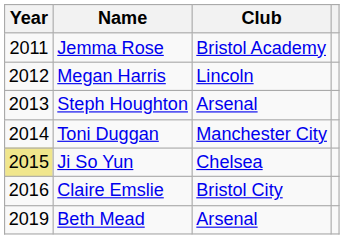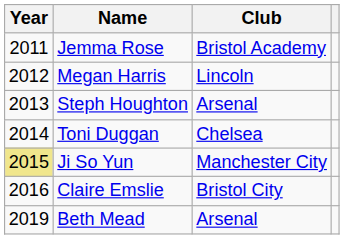(262, 133) Manchester City -> (229, 133) Chelsea
(229, 162) Chelsea -> (262, 162) Manchester City
